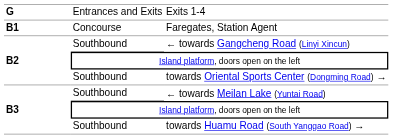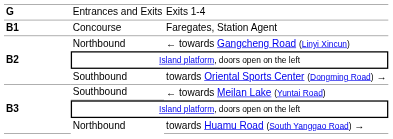(100, 43) Southbound -> (99, 43) Northbound
(100, 126) Southbound -> (99, 126) Northbound
